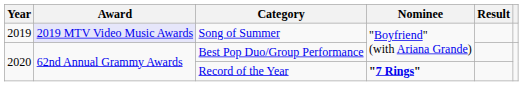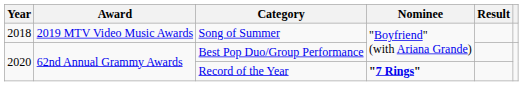(19, 33) 2019 -> (19, 33) 2018
(115, 33) lavender background -> (115, 33) no background
